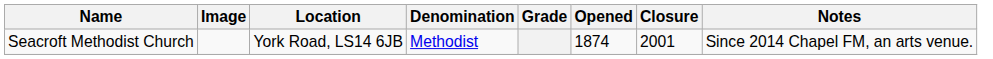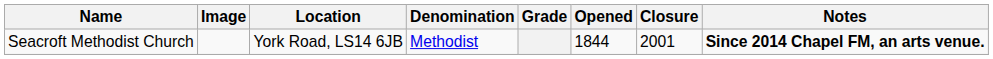(592, 41) 1874 -> (592, 41) 1844
(839, 41) normal -> (845, 41) bold
